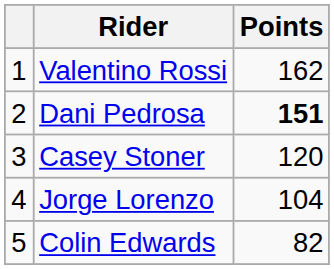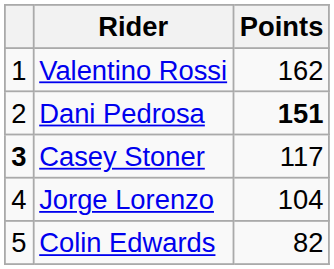(19, 157) normal -> (19, 157) bold
(301, 157) 120 -> (302, 157) 117
